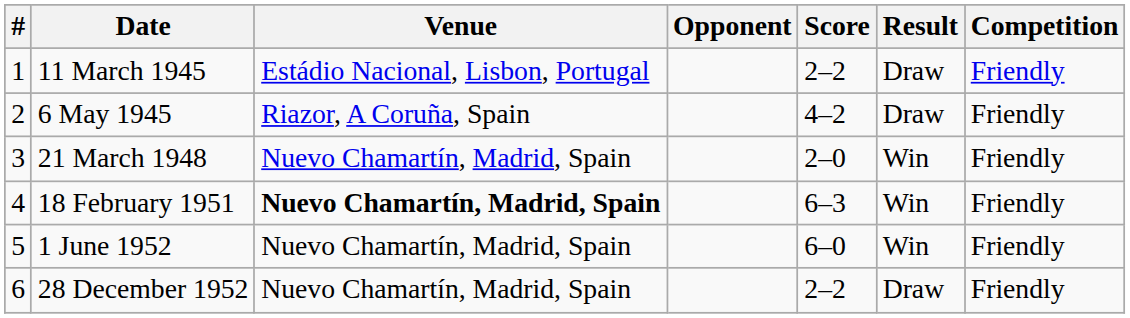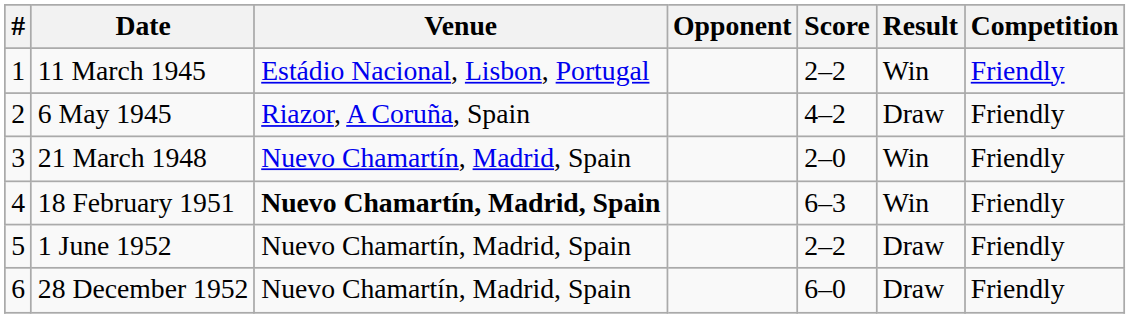(913, 70) Draw -> (906, 70) Win
(825, 245) 6–0 -> (825, 245) 2–2
(906, 245) Win -> (913, 245) Draw
(825, 289) 2–2 -> (825, 289) 6–0
